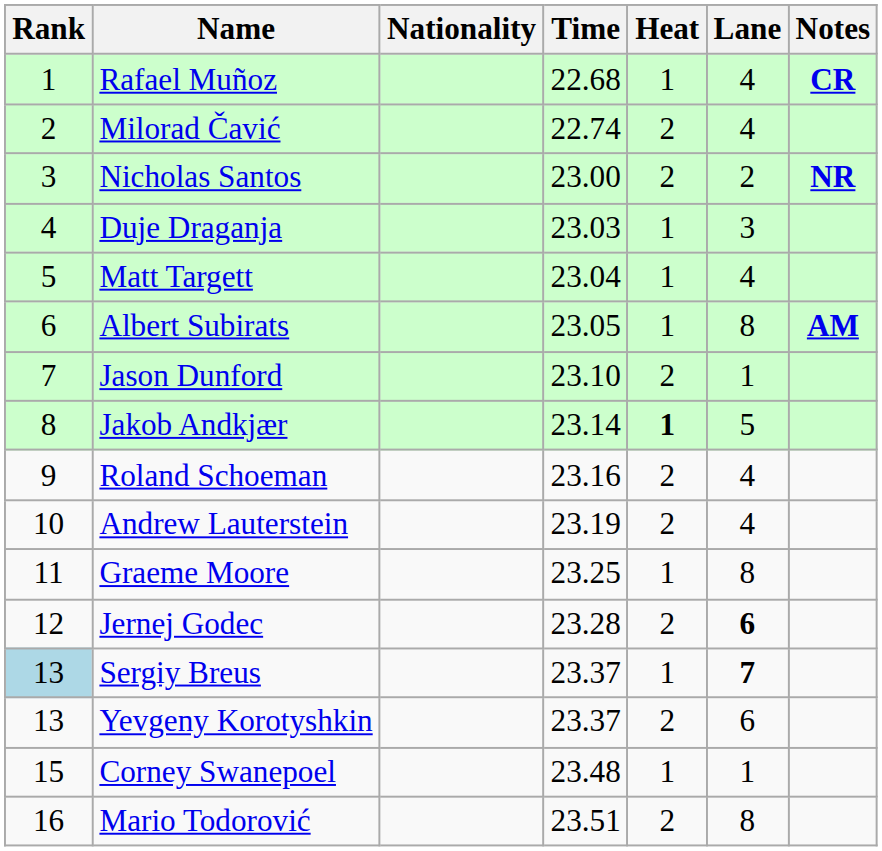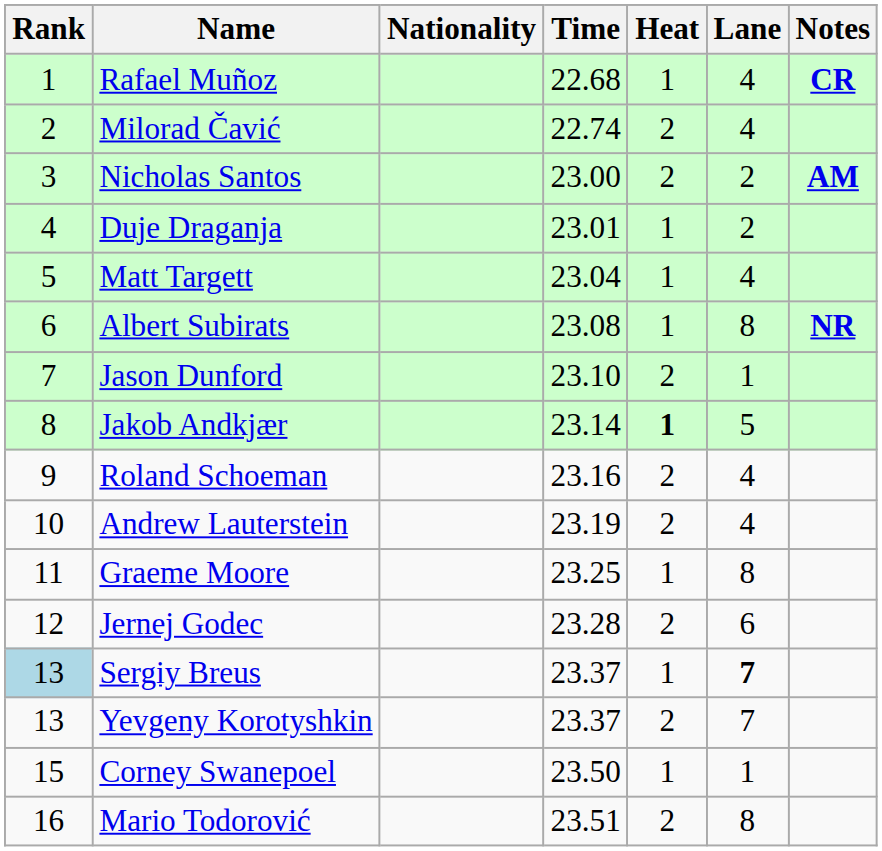(833, 177) NR -> (833, 177) AM
(586, 227) 23.03 -> (586, 227) 23.01
(747, 227) 3 -> (747, 227) 2
(586, 326) 23.05 -> (586, 326) 23.08
(833, 326) AM -> (833, 326) NR
(747, 623) bold -> (747, 623) normal
(747, 721) 6 -> (747, 721) 7
(586, 771) 23.48 -> (586, 771) 23.50
